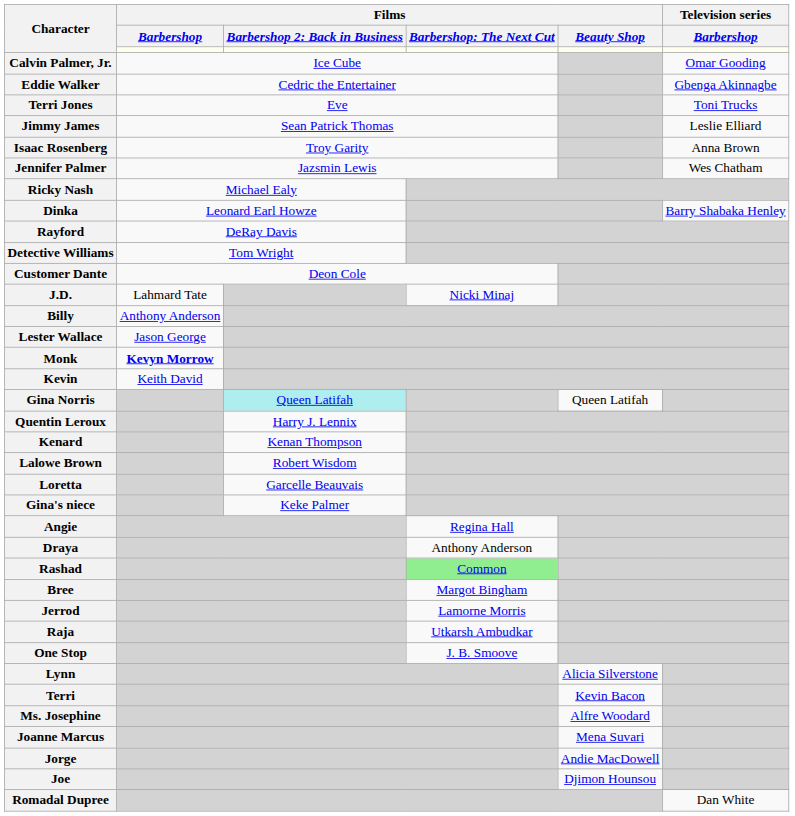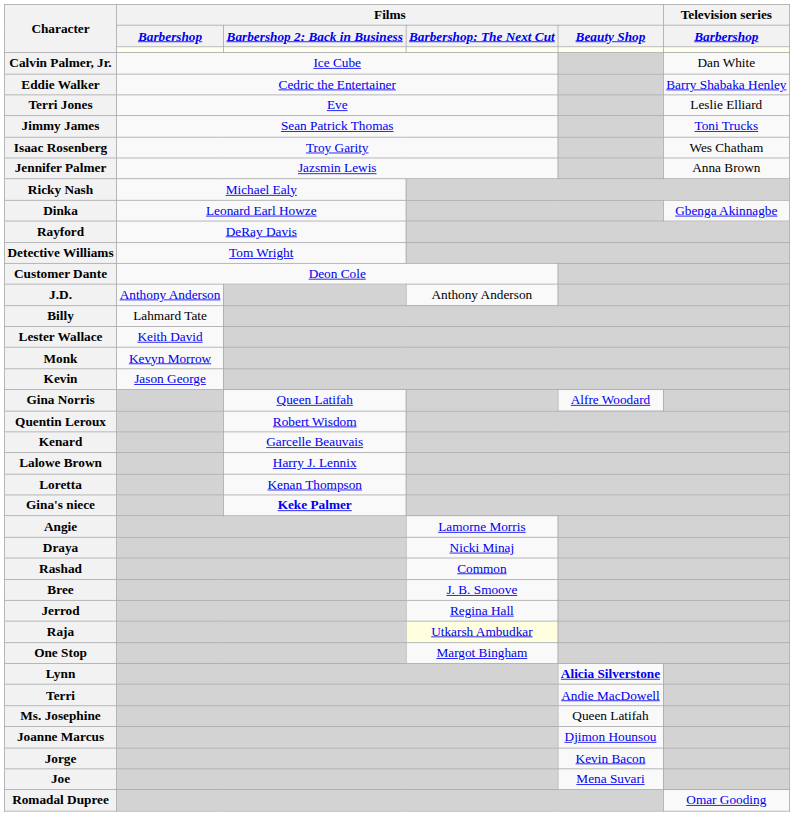(726, 63) Omar Gooding -> (726, 63) Dan White
(726, 84) Gbenga Akinnagbe -> (726, 84) Barry Shabaka Henley
(726, 105) Toni Trucks -> (726, 105) Leslie Elliard
(726, 126) Leslie Elliard -> (726, 126) Toni Trucks
(726, 147) Anna Brown -> (726, 147) Wes Chatham
(726, 168) Wes Chatham -> (726, 168) Anna Brown
(726, 210) Barry Shabaka Henley -> (726, 210) Gbenga Akinnagbe
(170, 294) Lahmard Tate -> (170, 294) Anthony Anderson
(482, 294) Nicki Minaj -> (482, 294) Anthony Anderson
(170, 316) Anthony Anderson -> (170, 316) Lahmard Tate
(170, 337) Jason George -> (170, 337) Keith David
(170, 358) bold -> (170, 358) normal
(170, 379) Keith David -> (170, 379) Jason George
(315, 400) paleturquoise background -> (315, 400) no background
(610, 400) Queen Latifah -> (610, 400) Alfre Woodard
(315, 421) Harry J. Lennix -> (315, 421) Robert Wisdom
(315, 442) Kenan Thompson -> (315, 442) Garcelle Beauvais
(315, 463) Robert Wisdom -> (315, 463) Harry J. Lennix
(315, 484) Garcelle Beauvais -> (315, 484) Kenan Thompson
(315, 505) normal -> (315, 505) bold
(482, 526) Regina Hall -> (482, 526) Lamorne Morris
(482, 547) Anthony Anderson -> (482, 547) Nicki Minaj
(482, 568) lightgreen background -> (482, 568) no background
(482, 589) Margot Bingham -> (482, 589) J. B. Smoove
(482, 610) Lamorne Morris -> (482, 610) Regina Hall
(482, 631) no background -> (482, 631) lightyellow background
(482, 652) J. B. Smoove -> (482, 652) Margot Bingham
(610, 674) normal -> (610, 674) bold
(610, 695) Kevin Bacon -> (610, 695) Andie MacDowell
(610, 716) Alfre Woodard -> (610, 716) Queen Latifah
(610, 737) Mena Suvari -> (610, 737) Djimon Hounsou
(610, 758) Andie MacDowell -> (610, 758) Kevin Bacon
(610, 779) Djimon Hounsou -> (610, 779) Mena Suvari
(726, 800) Dan White -> (726, 800) Omar Gooding
